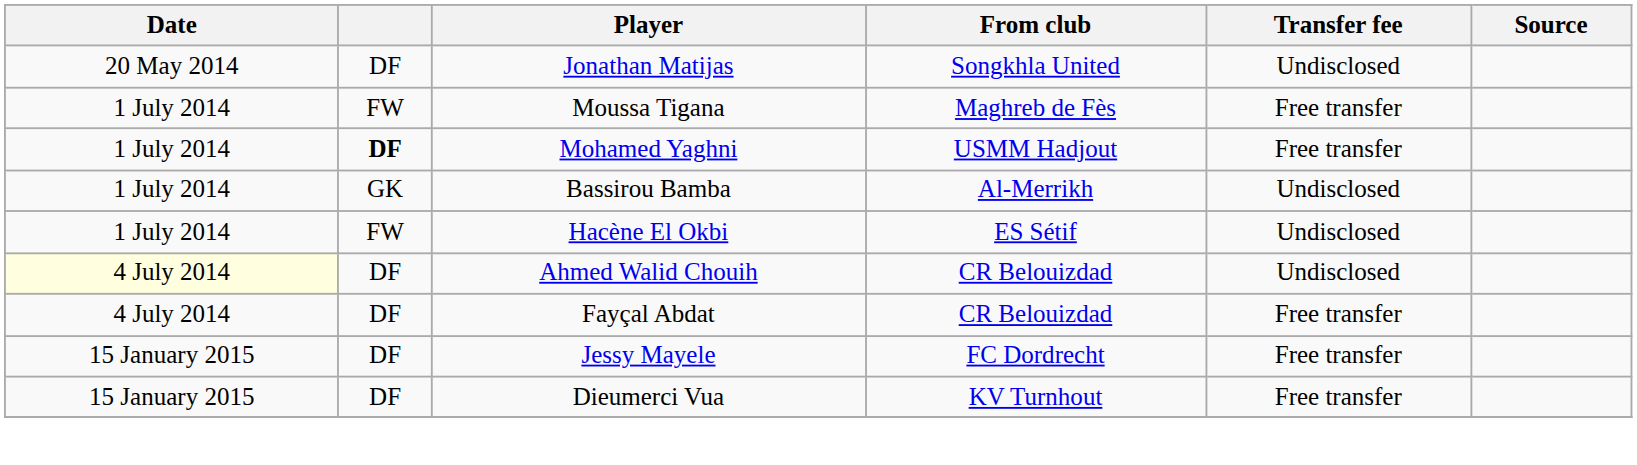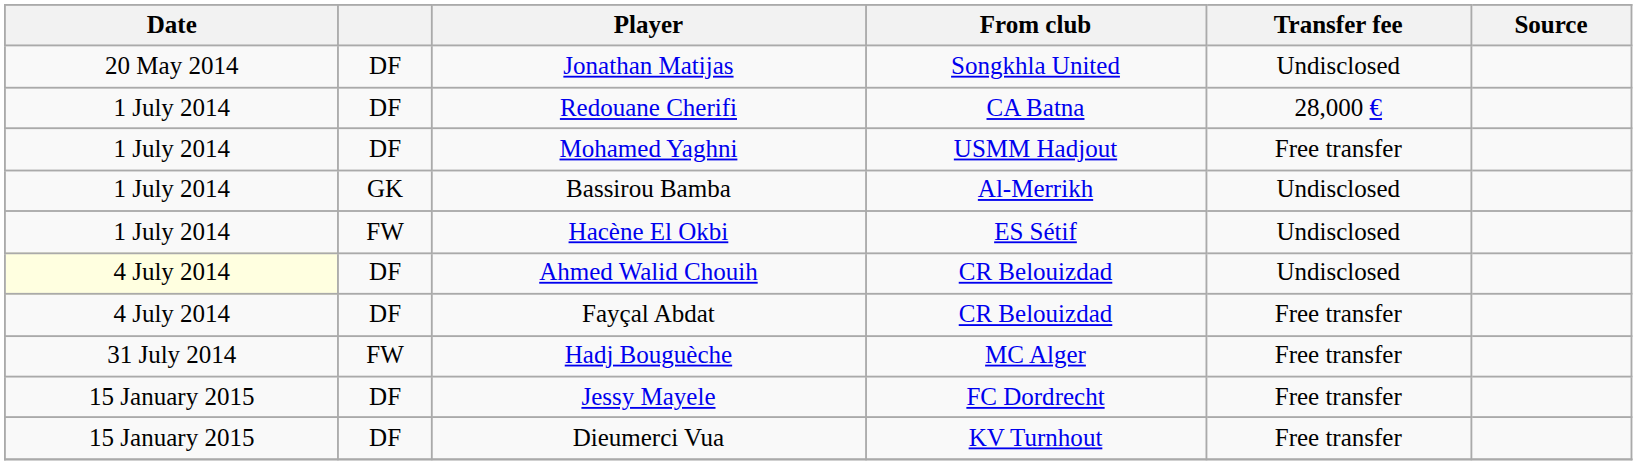- row: (648, 107)
+ row: (648, 107)
(385, 148) bold -> (385, 148) normal
+ row: (648, 355)
